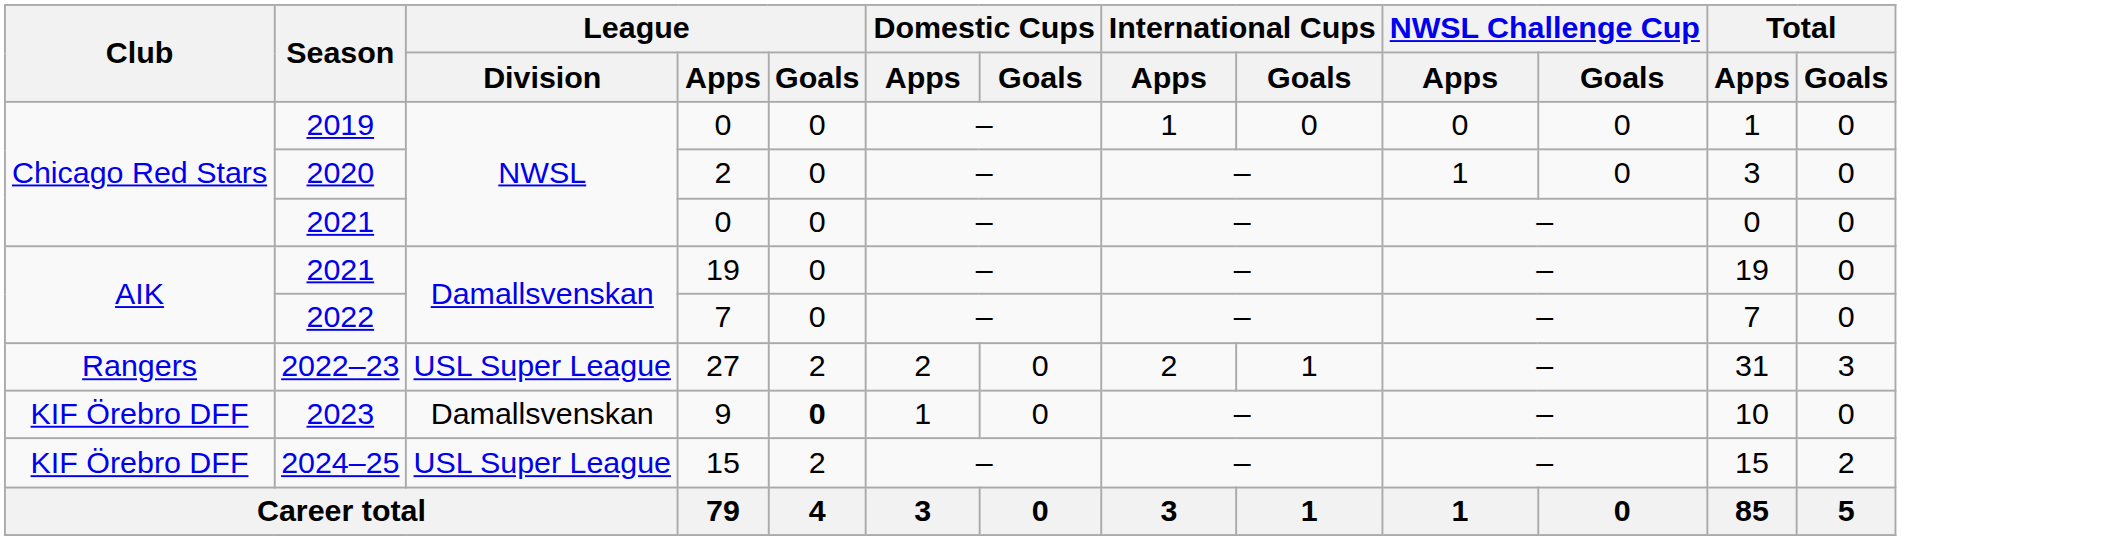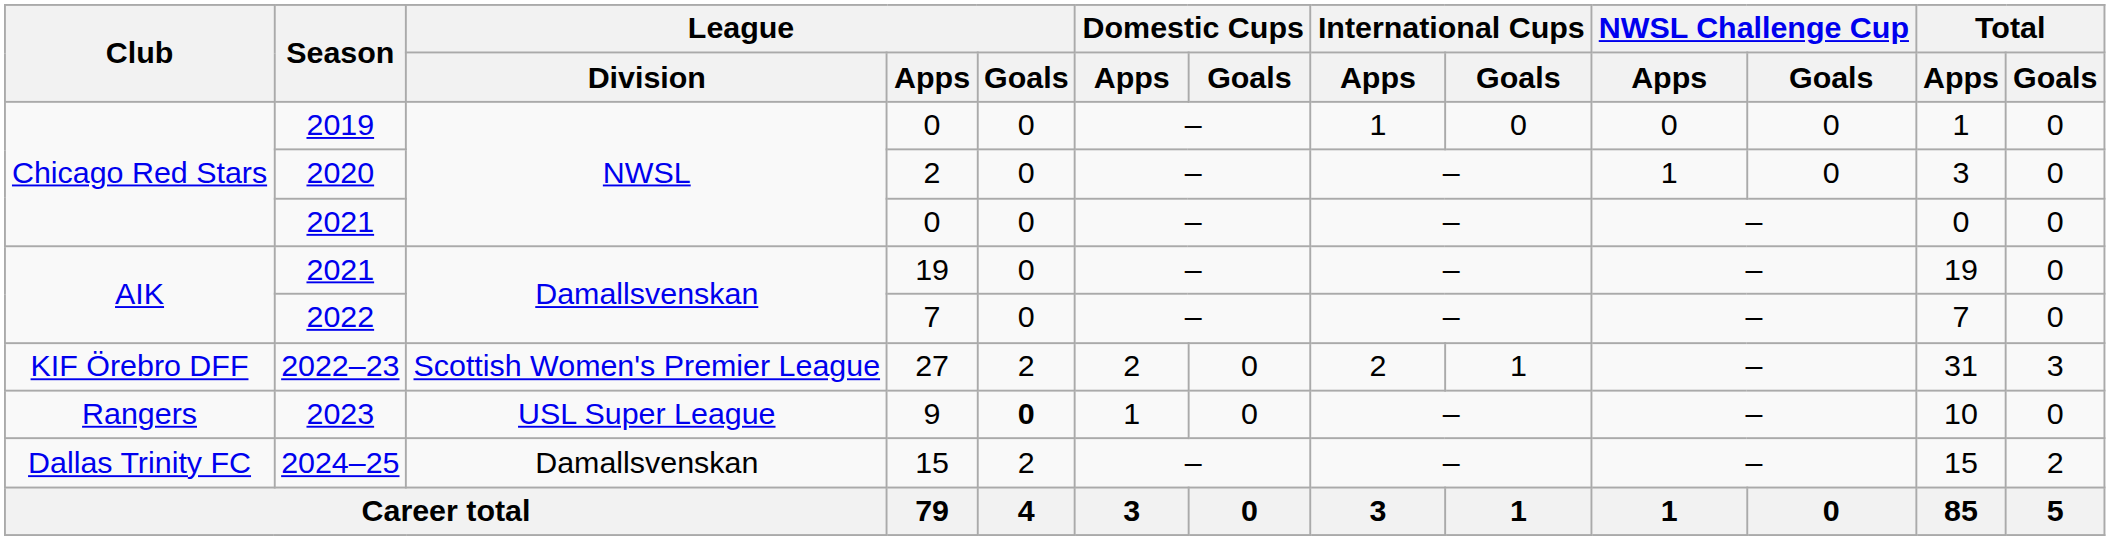(140, 366) Rangers -> (140, 366) KIF Örebro DFF
(542, 366) USL Super League -> (647, 366) Scottish Women's Premier League
(140, 414) KIF Örebro DFF -> (140, 414) Rangers
(542, 414) Damallsvenskan -> (647, 414) USL Super League
(140, 462) KIF Örebro DFF -> (140, 462) Dallas Trinity FC
(542, 462) USL Super League -> (647, 462) Damallsvenskan
